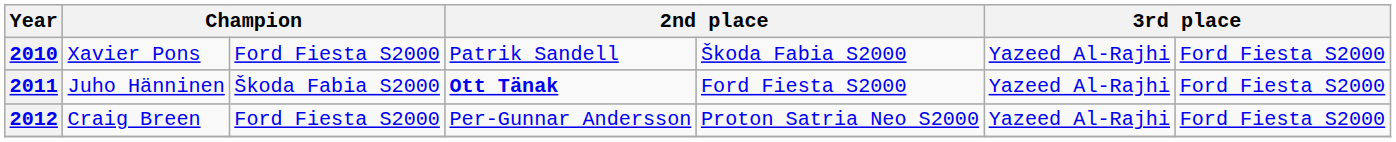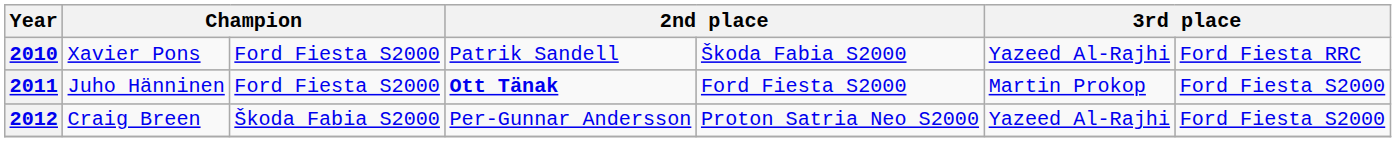(1282, 54) Ford Fiesta S2000 -> (1270, 54) Ford Fiesta RRC
(337, 87) Škoda Fabia S2000 -> (337, 87) Ford Fiesta S2000
(1079, 87) Yazeed Al-Rajhi -> (1067, 87) Martin Prokop
(337, 120) Ford Fiesta S2000 -> (337, 120) Škoda Fabia S2000
